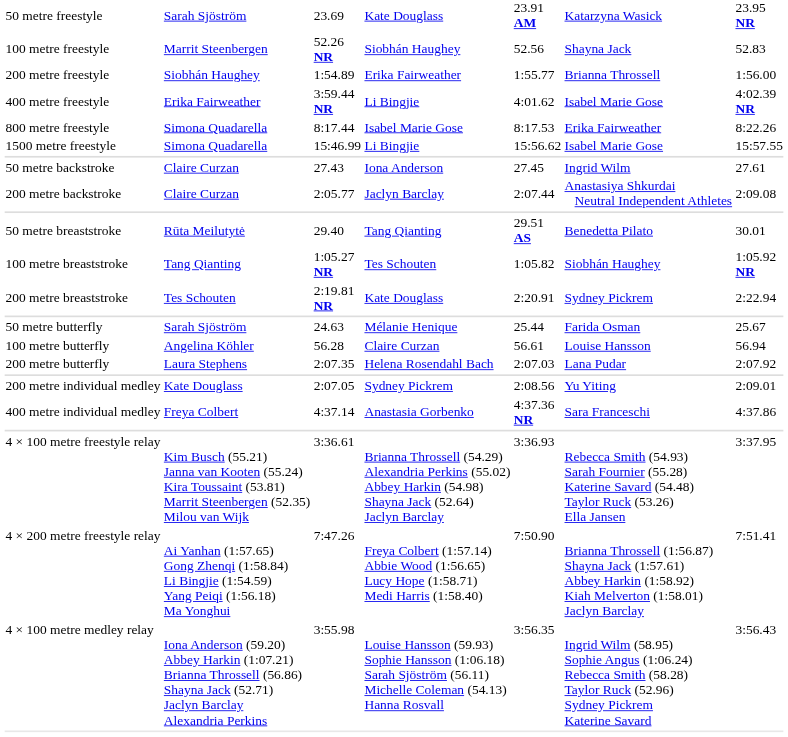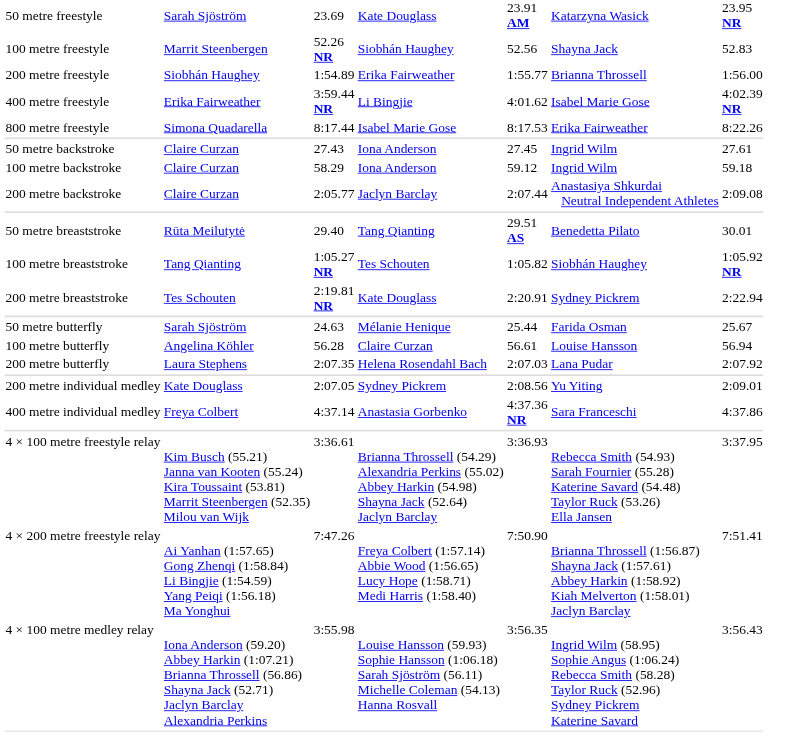- row: (61, 145)
+ row: (63, 167)
